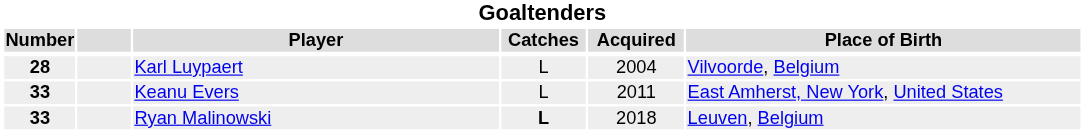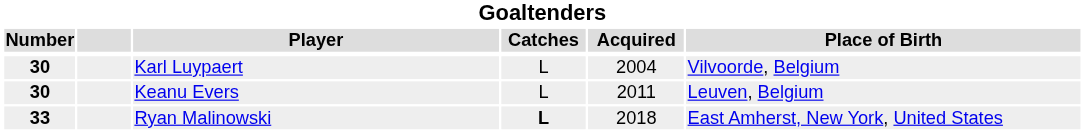(40, 67) 28 -> (40, 67) 30
(40, 92) 33 -> (40, 92) 30
(845, 92) East Amherst, New York, United States -> (756, 92) Leuven, Belgium
(756, 117) Leuven, Belgium -> (845, 117) East Amherst, New York, United States
